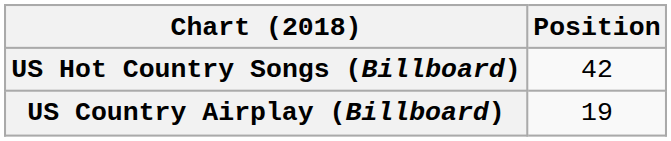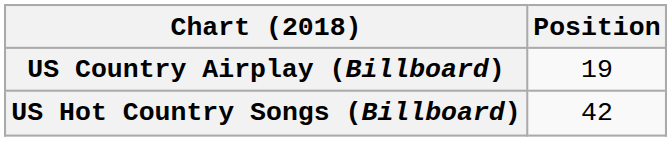rows swapped: (266, 113) <-> (266, 70)
